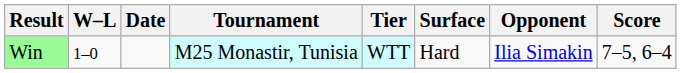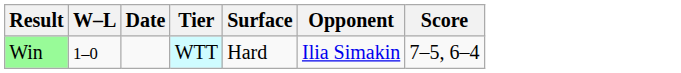- column: (266, 20)
